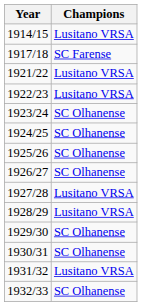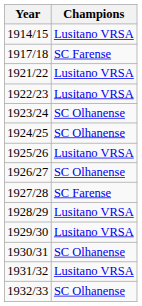(89, 152) SC Olhanense -> (94, 152) Lusitano VRSA
(94, 192) Lusitano VRSA -> (83, 192) SC Farense
(89, 232) SC Olhanense -> (94, 232) Lusitano VRSA
